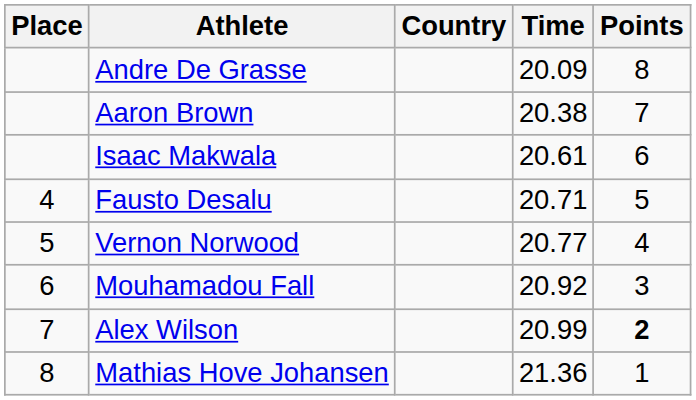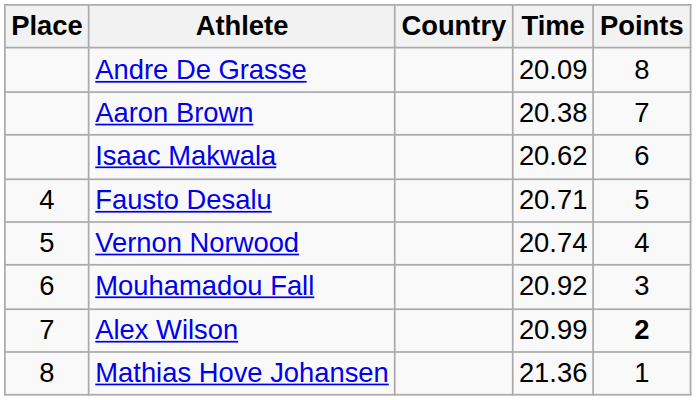(553, 156) 20.61 -> (553, 156) 20.62
(553, 243) 20.77 -> (553, 243) 20.74
